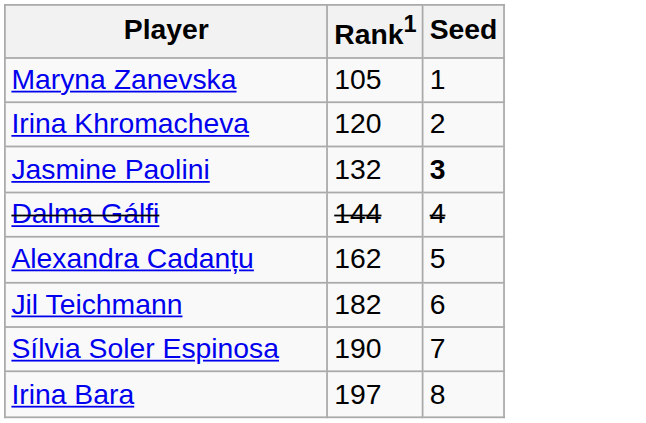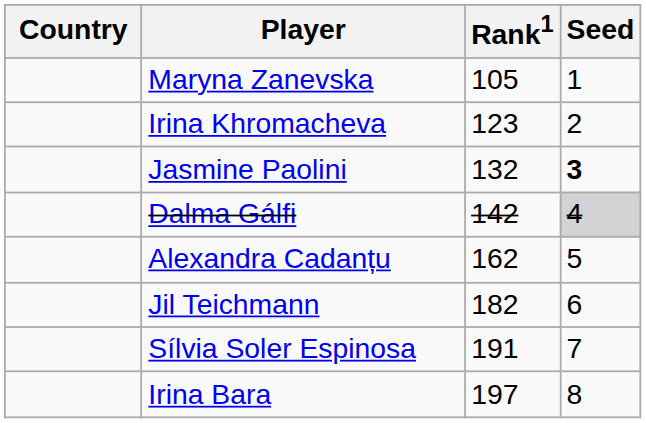+ column: (73, 30)
(358, 124) 120 -> (495, 124) 123
(358, 214) 144 -> (495, 214) 142
(438, 214) no background -> (574, 214) lightgrey background
(358, 349) 190 -> (495, 349) 191
